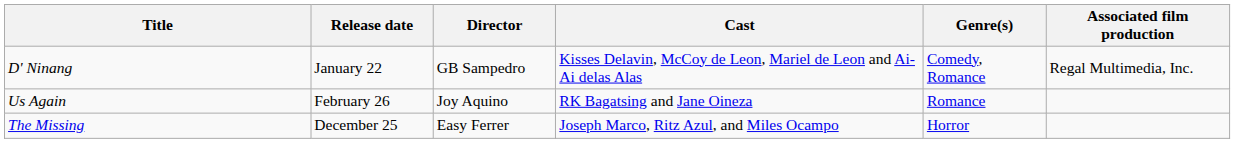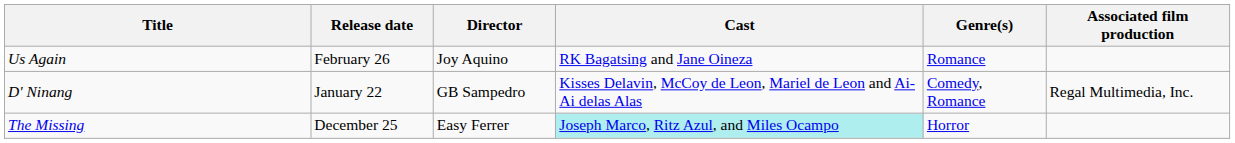rows swapped: (40, 67) <-> (37, 100)
(699, 125) no background -> (699, 125) paleturquoise background
